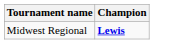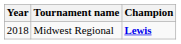+ column: (18, 13)
